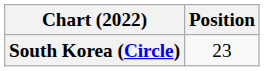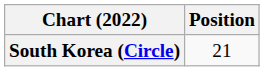(222, 50) 23 -> (222, 50) 21
